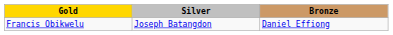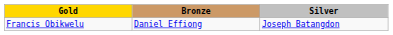columns swapped: (196, 11) <-> (324, 11)
